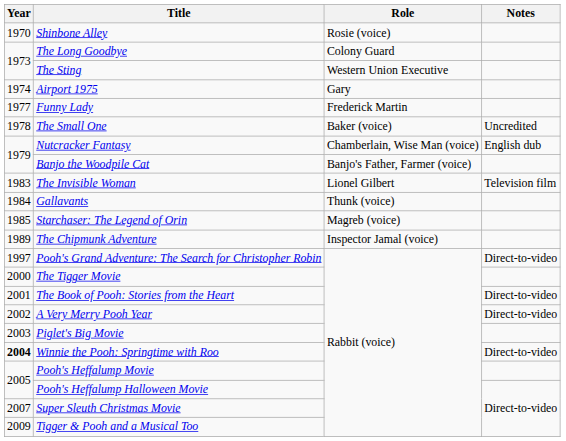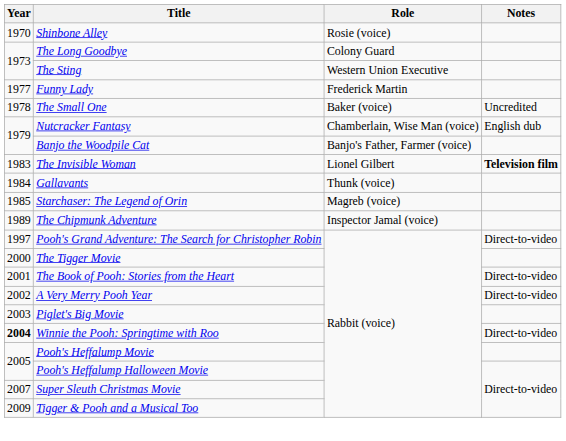- row: (67, 88)
(520, 182) normal -> (521, 164) bold
